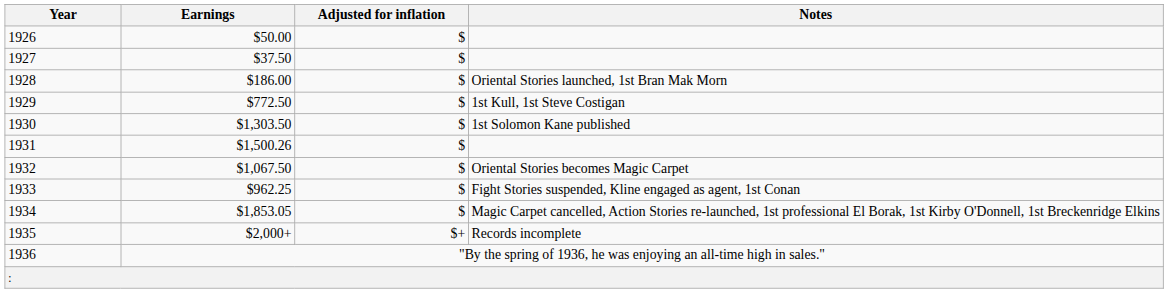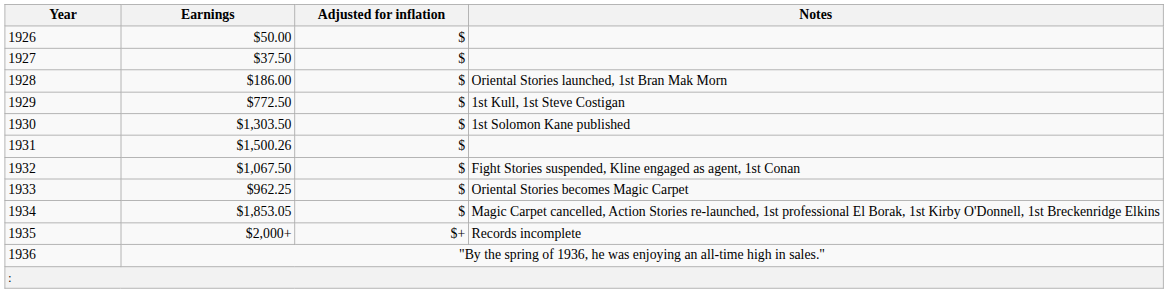(580, 168) Oriental Stories becomes Magic Carpet -> (636, 168) Fight Stories suspended, Kline engaged as agent, 1st Conan
(636, 189) Fight Stories suspended, Kline engaged as agent, 1st Conan -> (580, 189) Oriental Stories becomes Magic Carpet
